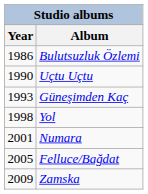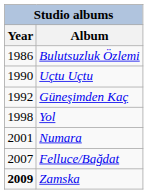(20, 96) 1993 -> (20, 96) 1992
(20, 158) 2005 -> (20, 158) 2007
(20, 179) normal -> (20, 179) bold
